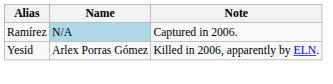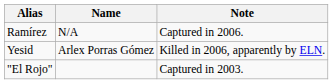(62, 32) lightblue background -> (68, 32) no background
+ row: (30, 69)
